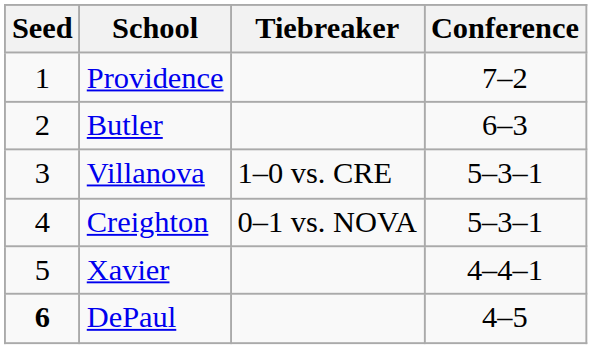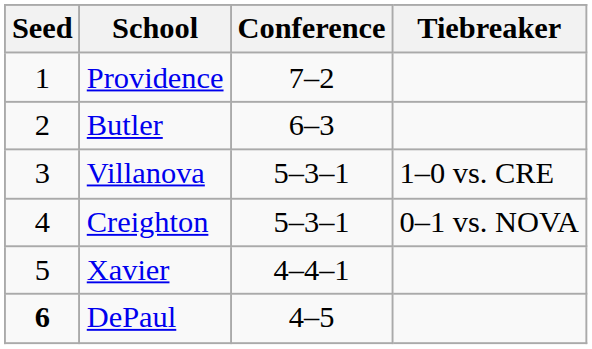columns swapped: (505, 28) <-> (327, 28)
